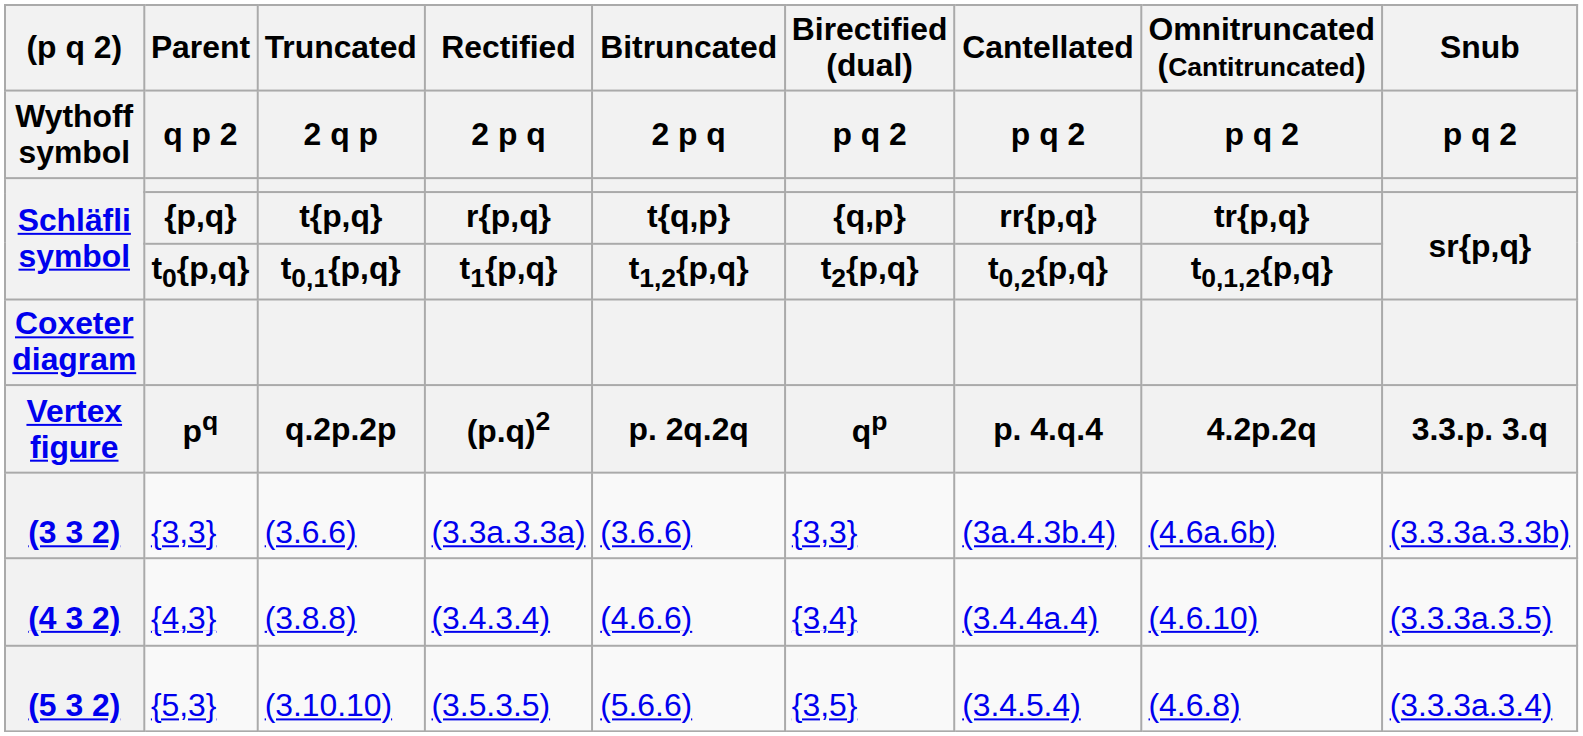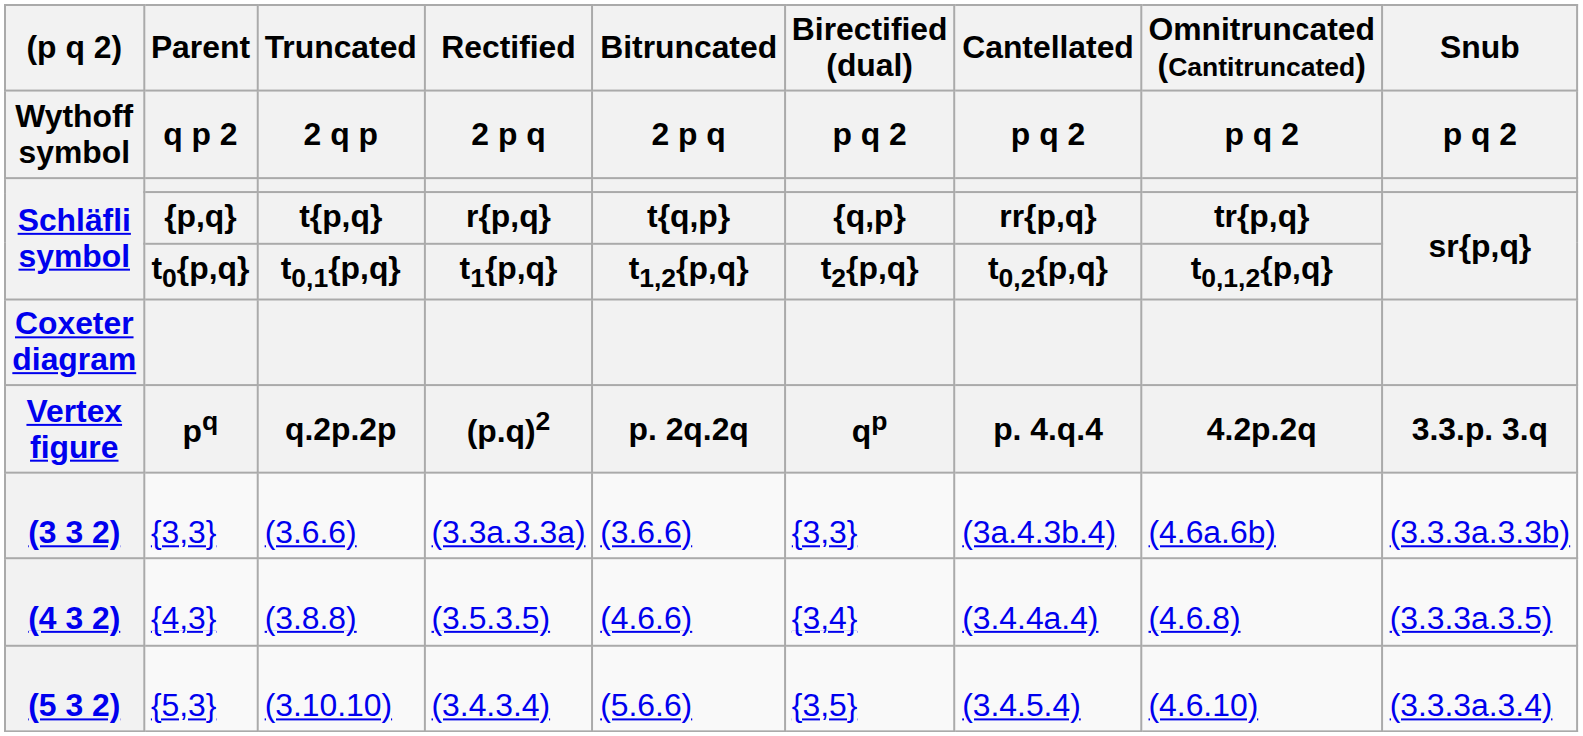(491, 619) (3.4.3.4) -> (491, 619) (3.5.3.5)
(1203, 619) (4.6.10) -> (1195, 619) (4.6.8)
(491, 705) (3.5.3.5) -> (491, 705) (3.4.3.4)
(1195, 705) (4.6.8) -> (1203, 705) (4.6.10)
